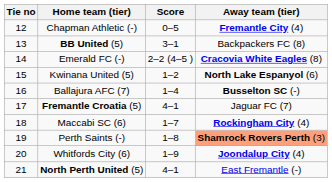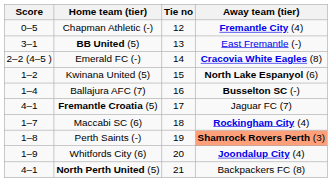columns swapped: (21, 12) <-> (170, 12)
(261, 43) Backpackers FC (8) -> (261, 43) East Fremantle (-)
(261, 169) East Fremantle (-) -> (261, 169) Backpackers FC (8)
